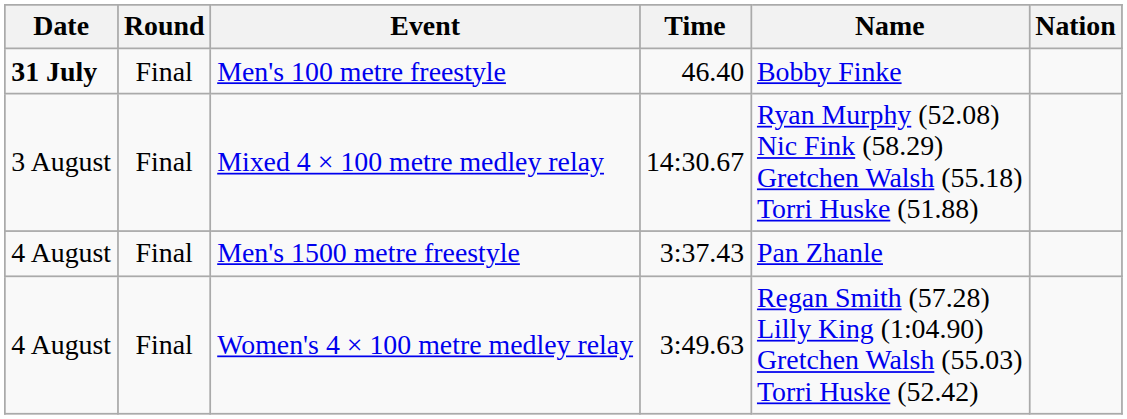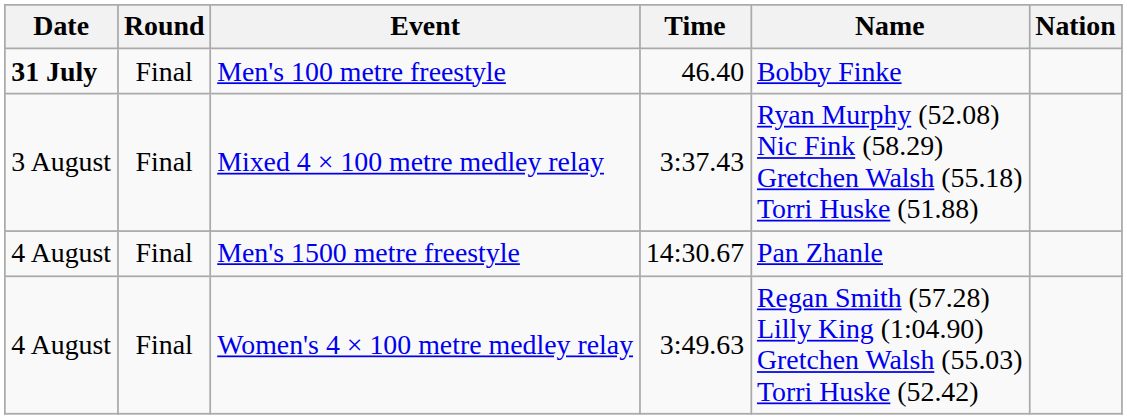(695, 161) 14:30.67 -> (702, 161) 3:37.43
(702, 252) 3:37.43 -> (695, 252) 14:30.67
